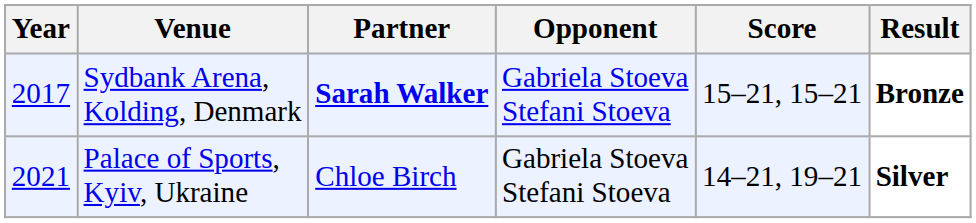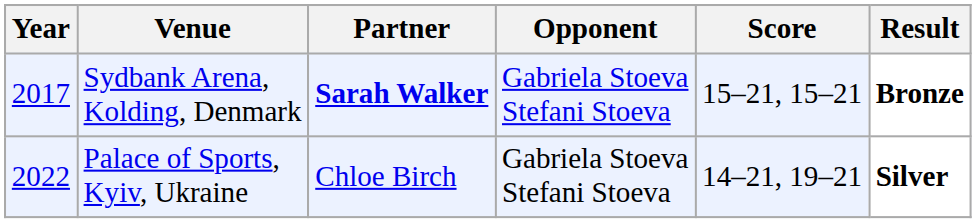(41, 176) 2021 -> (41, 176) 2022
